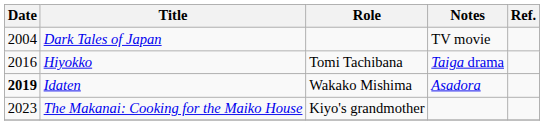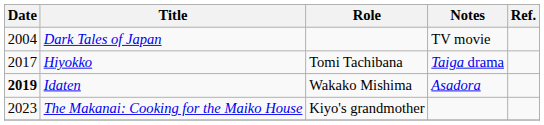(22, 62) 2016 -> (22, 62) 2017
